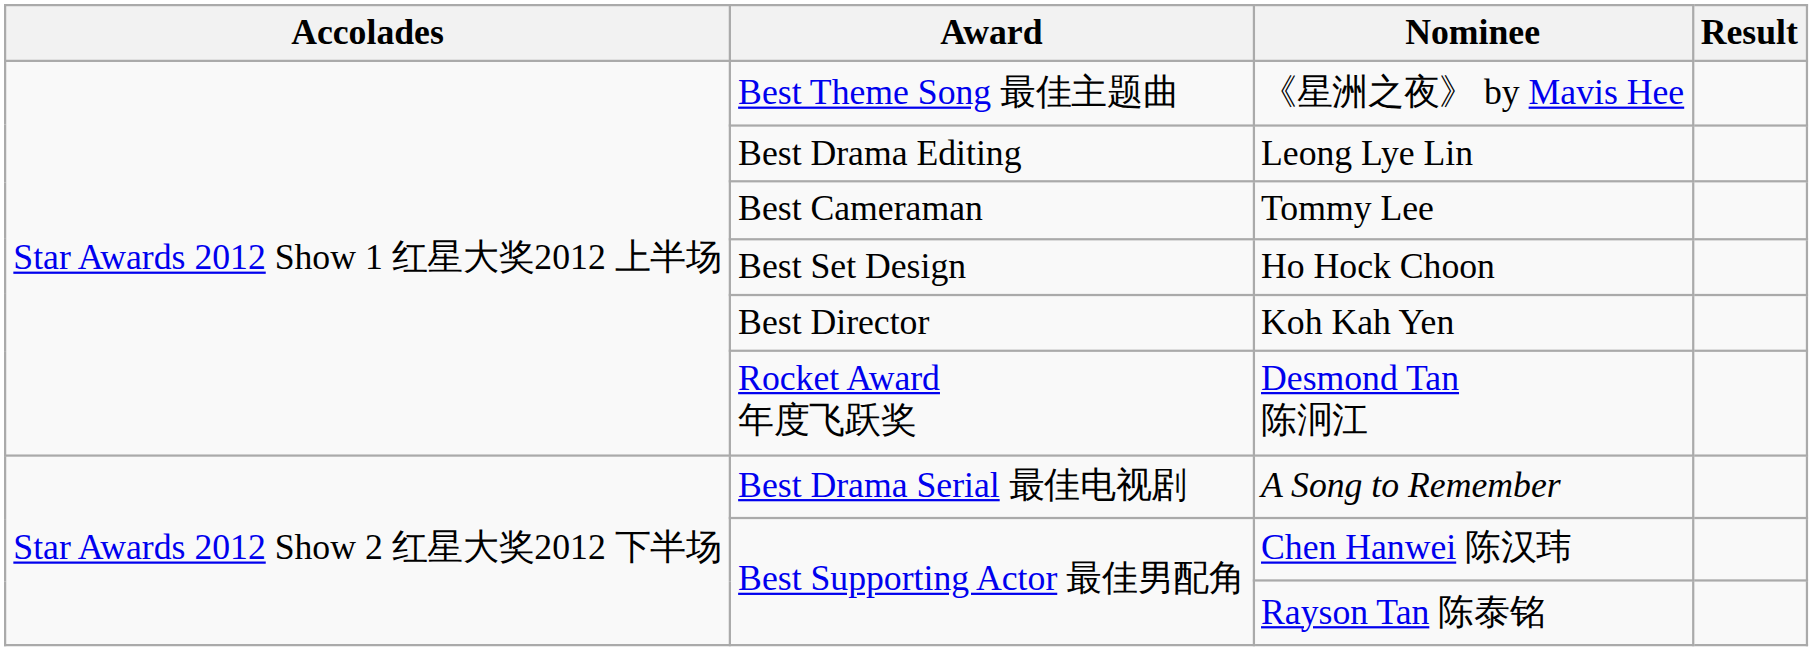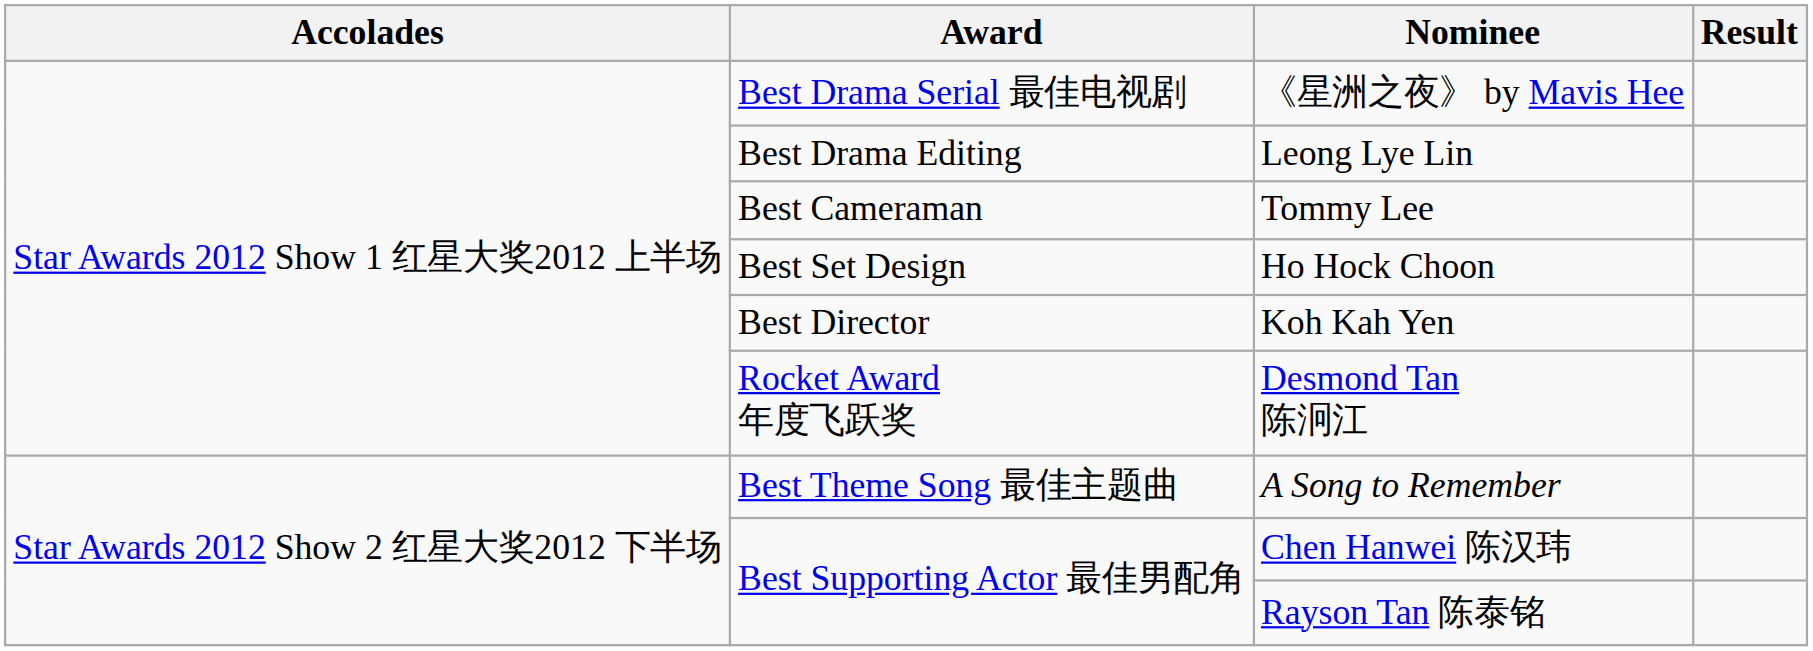(958, 91) Best Theme Song 最佳主题曲 -> (963, 91) Best Drama Serial 最佳电视剧
(963, 484) Best Drama Serial 最佳电视剧 -> (958, 484) Best Theme Song 最佳主题曲
